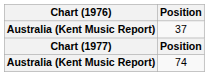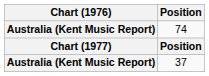rows swapped: (181, 29) <-> (181, 63)
